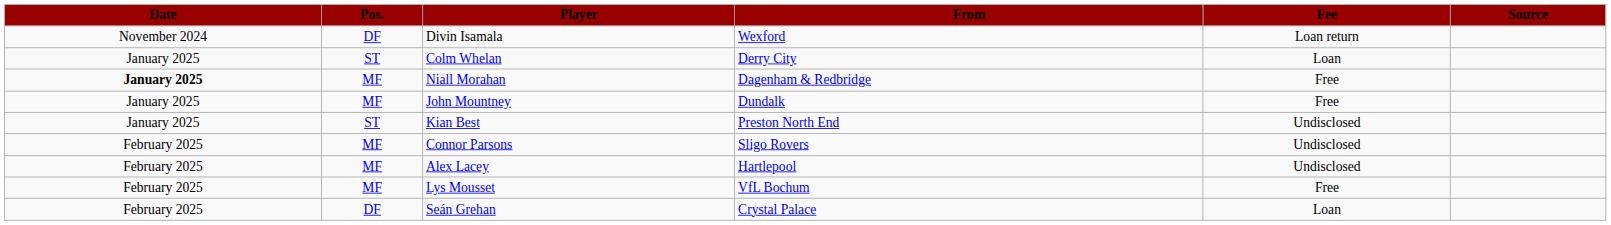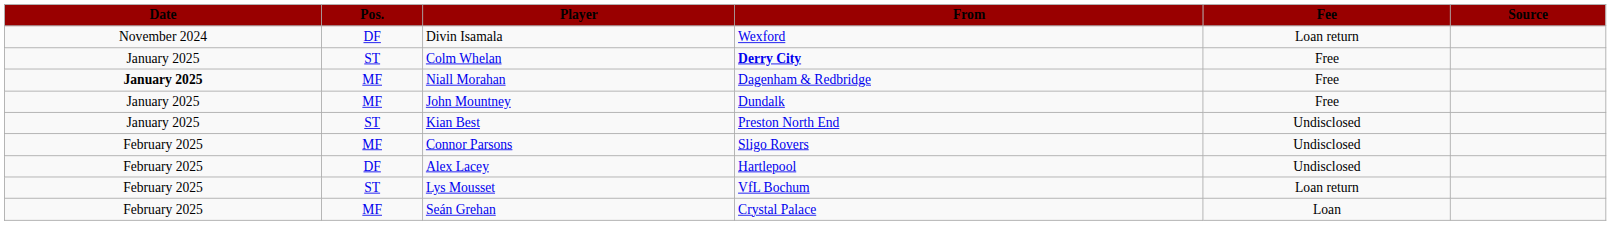(767, 58) normal -> (770, 58) bold
(1327, 58) Loan -> (1327, 58) Free
(372, 166) MF -> (372, 166) DF
(372, 187) MF -> (372, 187) ST
(1327, 187) Free -> (1327, 187) Loan return
(372, 209) DF -> (372, 209) MF
